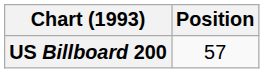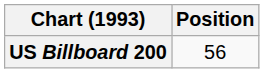(215, 51) 57 -> (215, 51) 56
